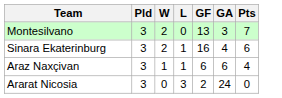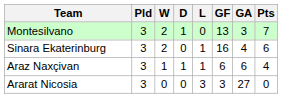+ column: (183, 13)
(203, 84) 2 -> (222, 84) 3
(225, 84) 24 -> (244, 84) 27
